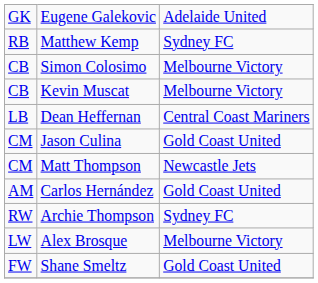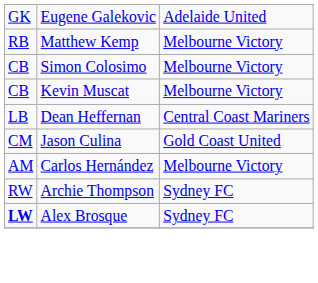(198, 41) Sydney FC -> (223, 41) Melbourne Victory
- row: (91, 166)
(222, 191) Gold Coast United -> (223, 166) Melbourne Victory
(20, 240) normal -> (20, 215) bold
(223, 240) Melbourne Victory -> (198, 215) Sydney FC
- row: (83, 265)
